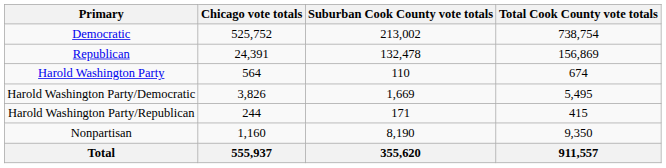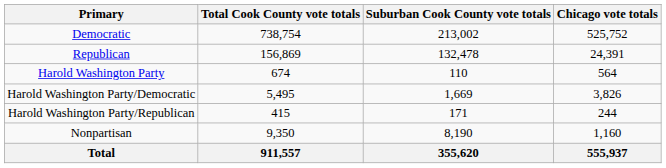columns swapped: (252, 14) <-> (578, 14)
